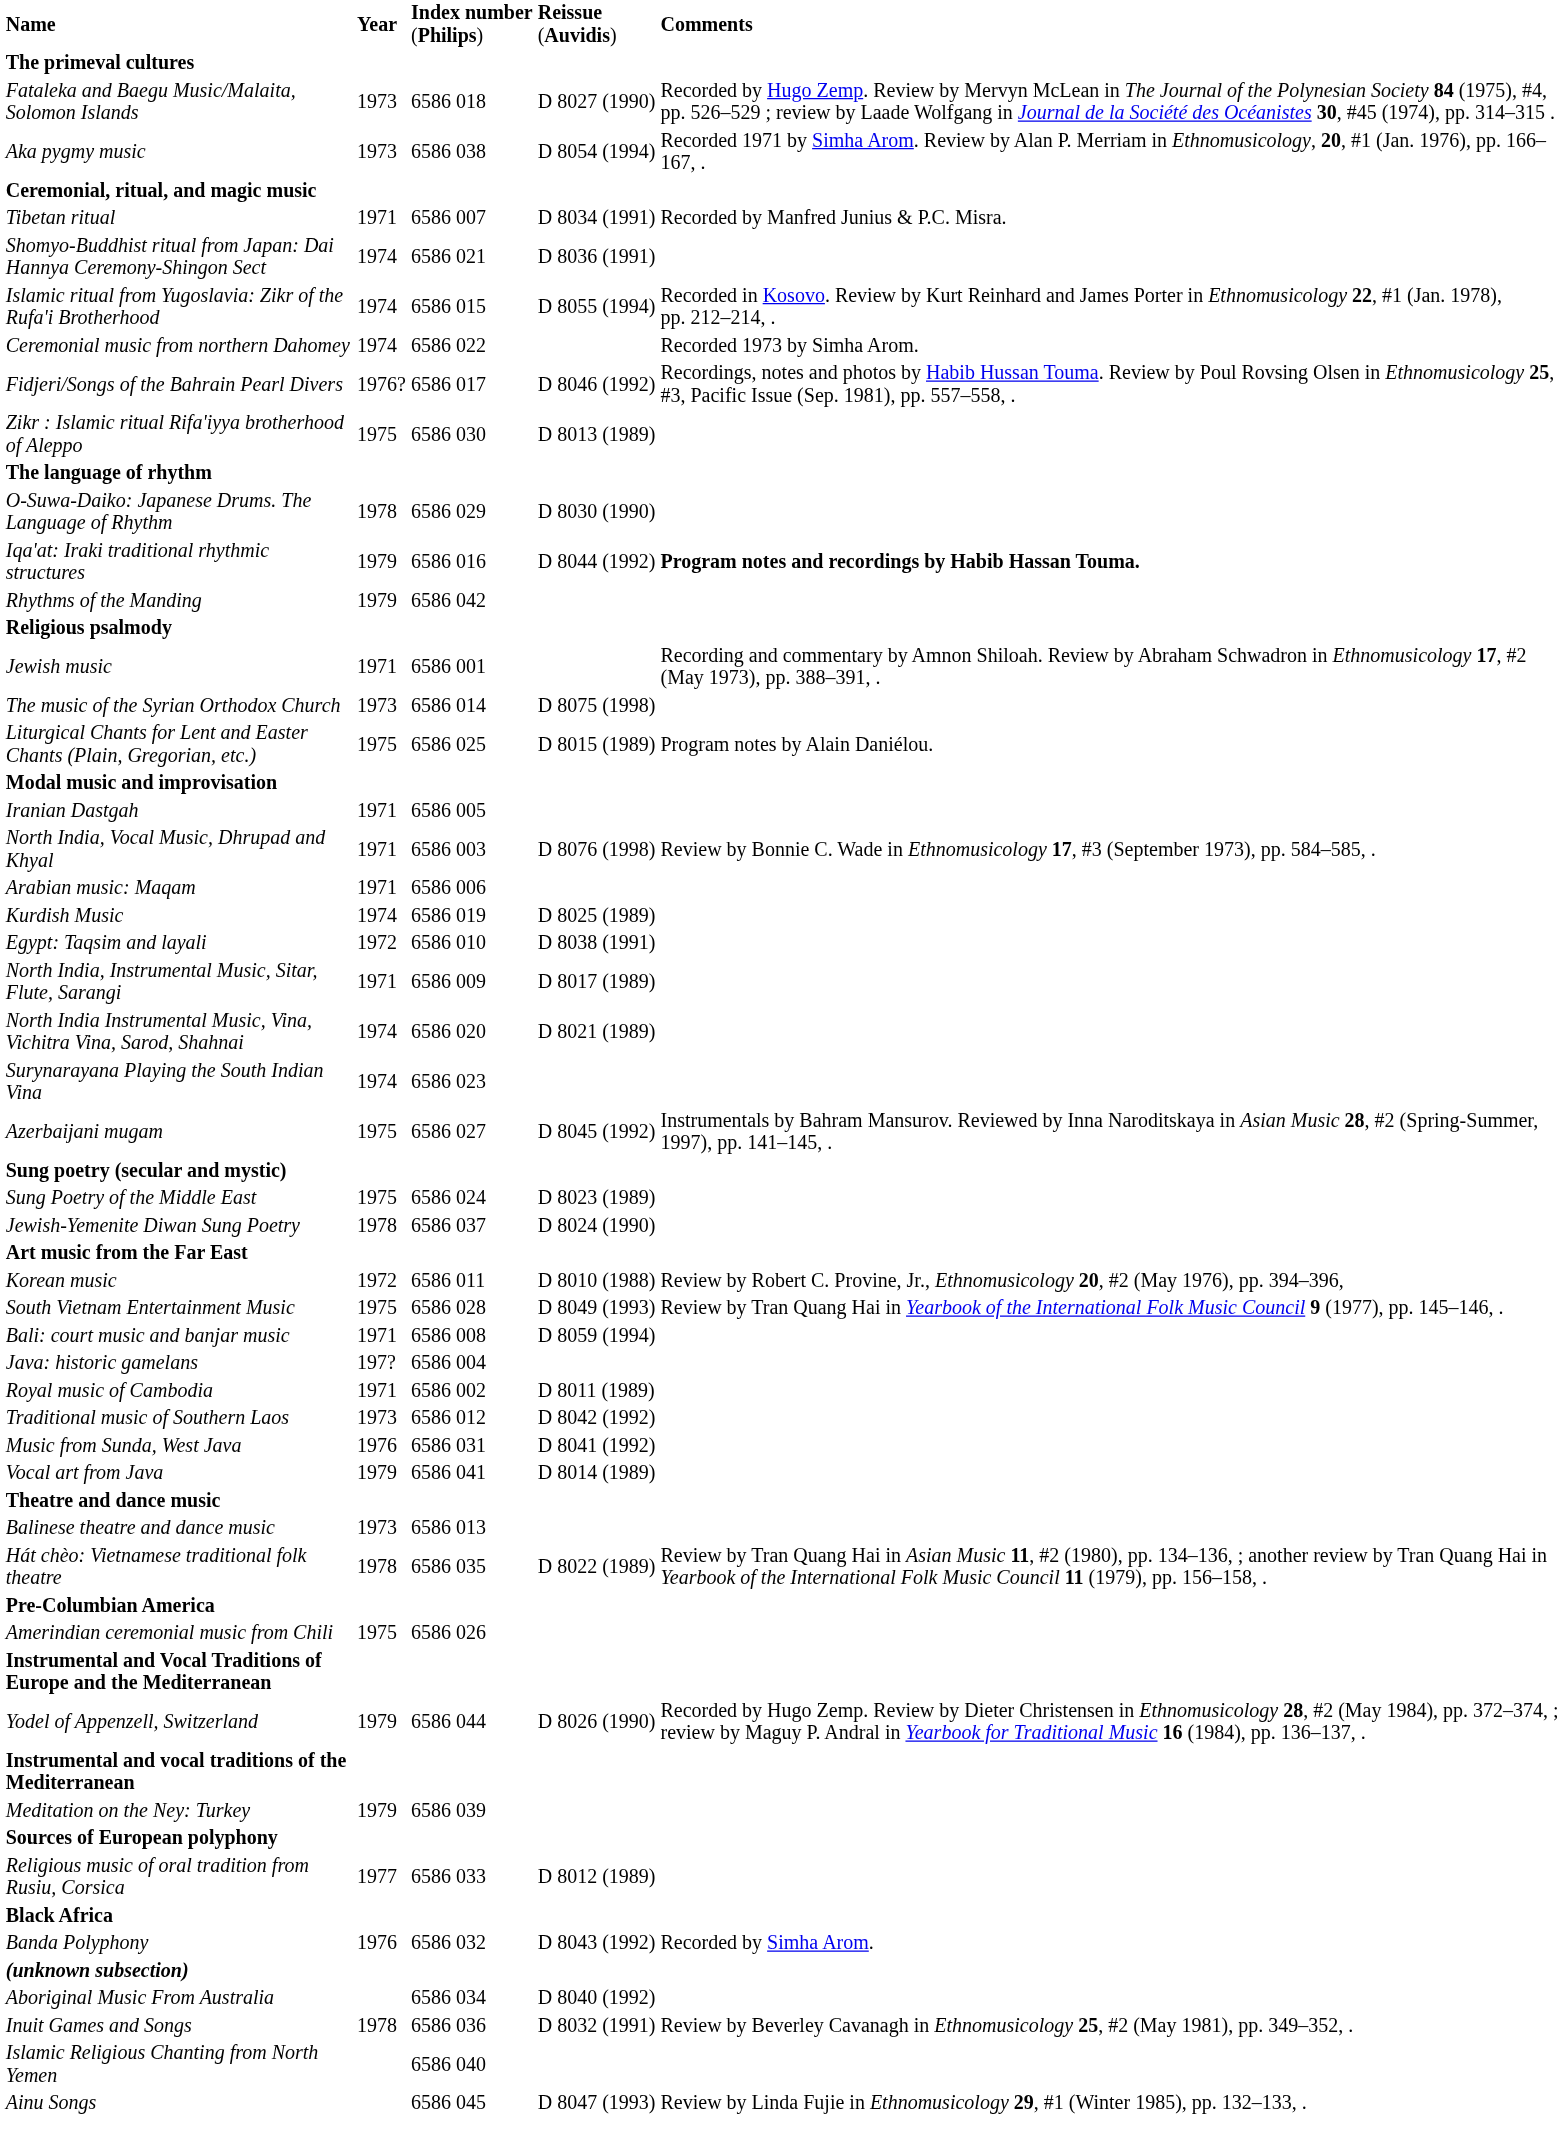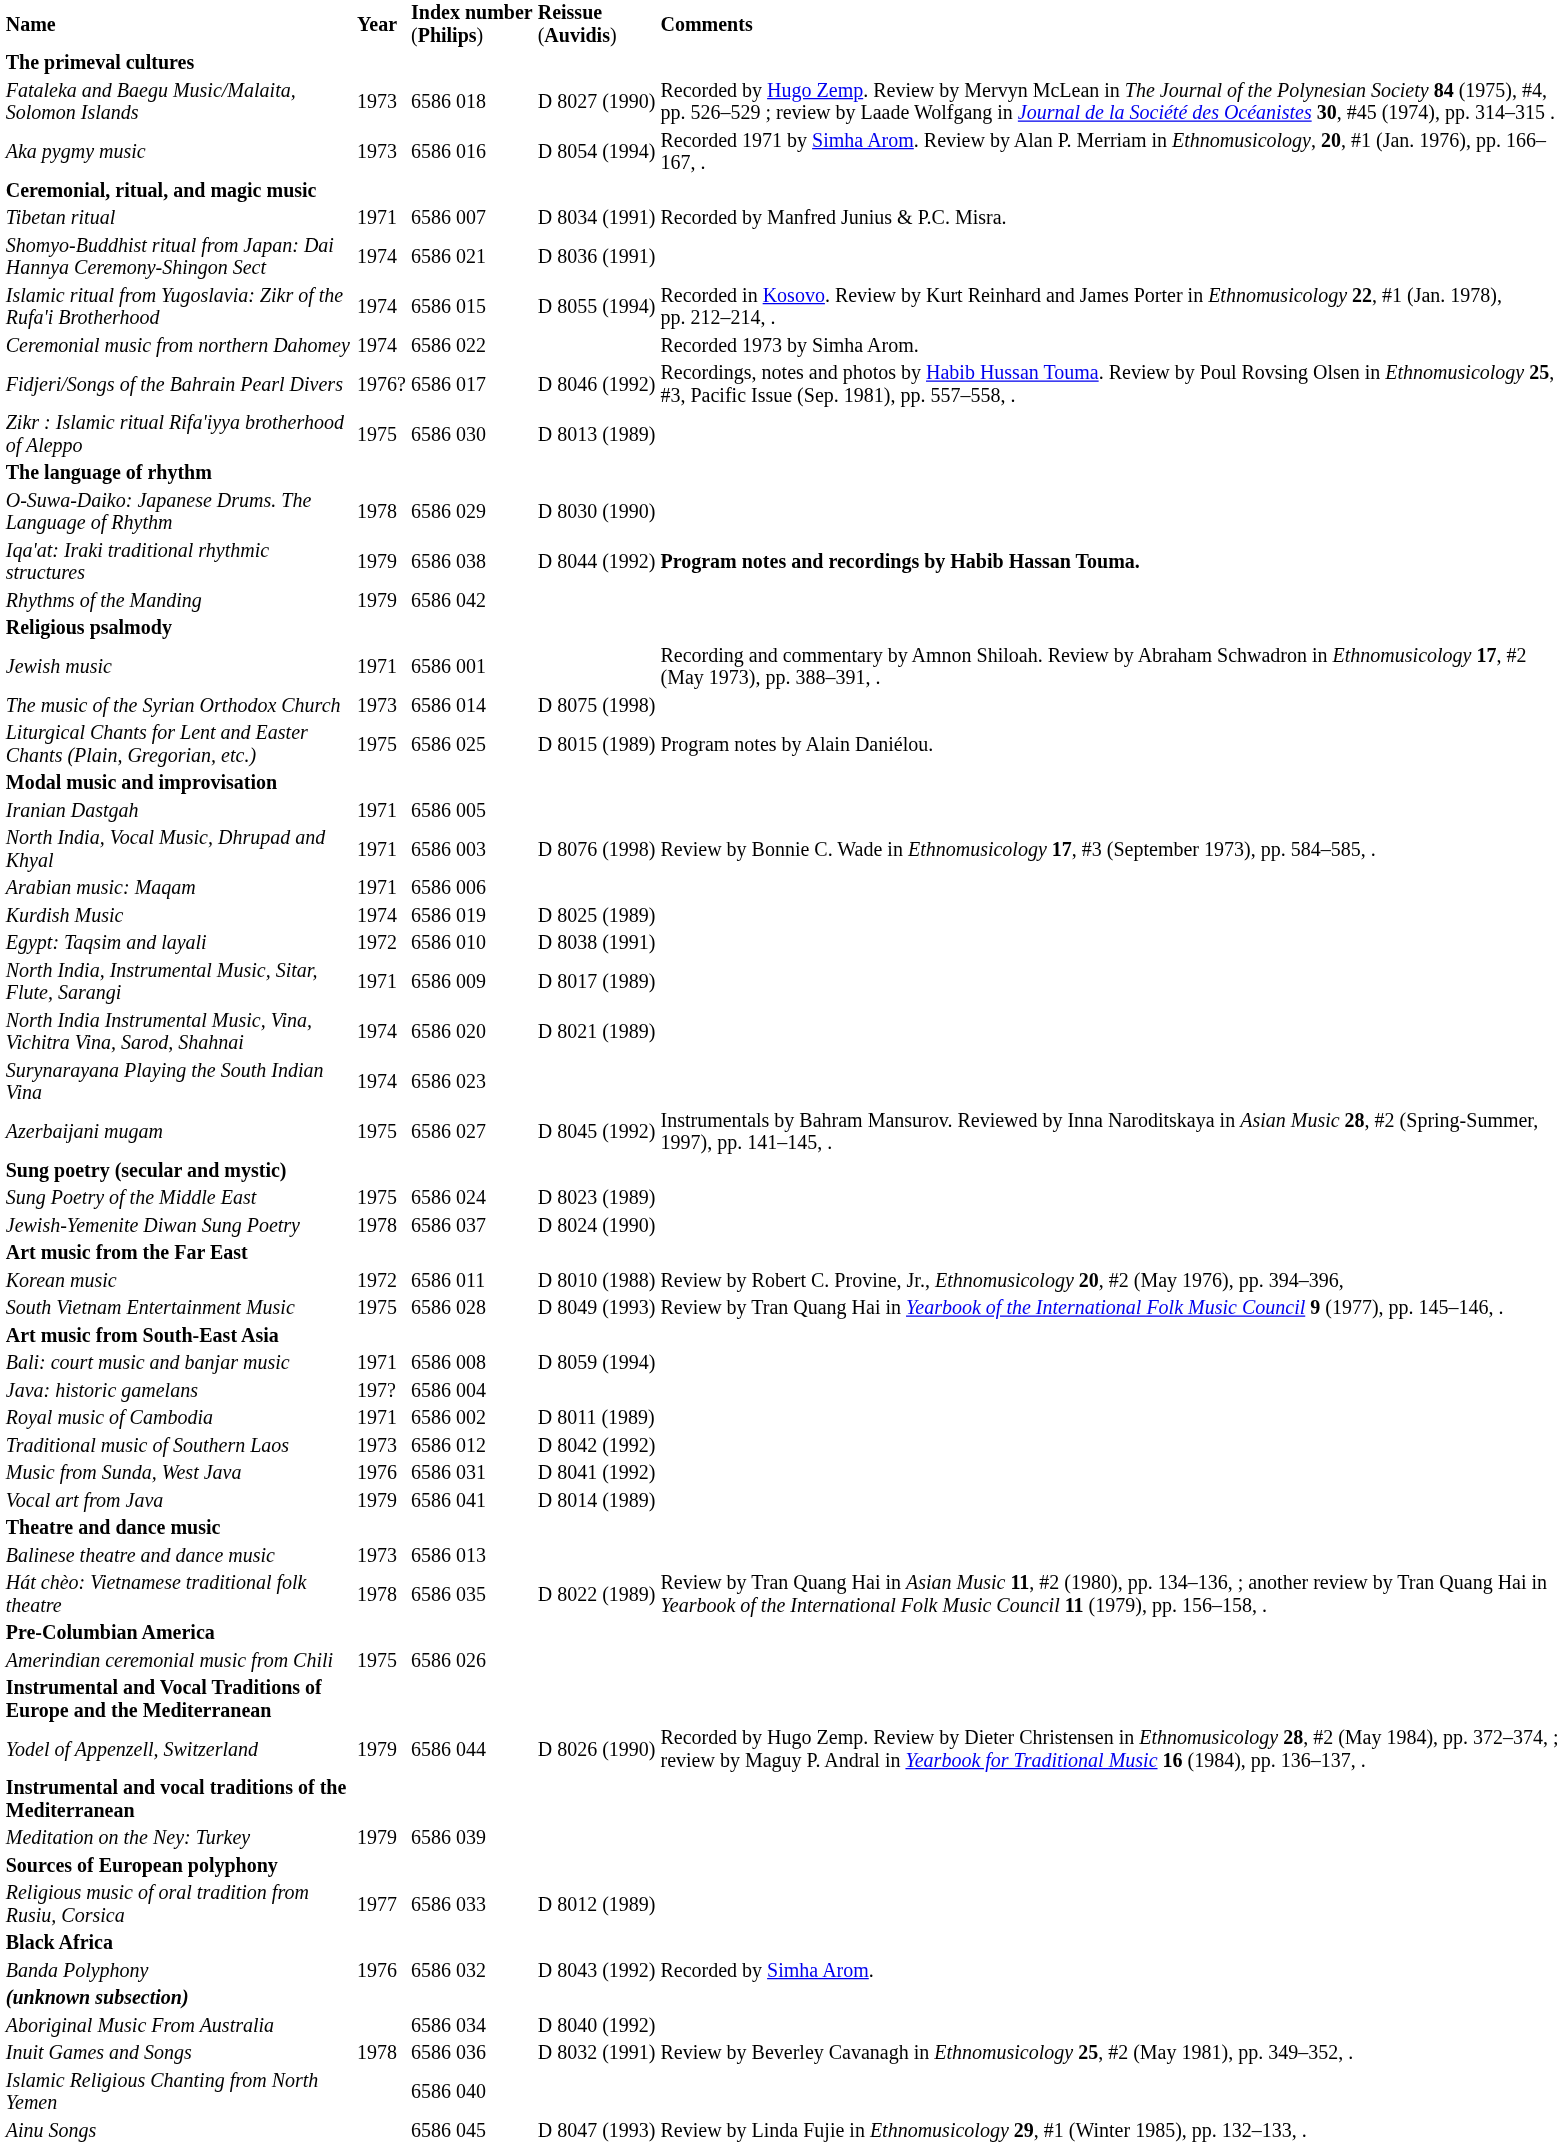(449, 151) 6586 038 -> (449, 151) 6586 016
(449, 561) 6586 016 -> (449, 561) 6586 038
+ row: (142, 1335)
